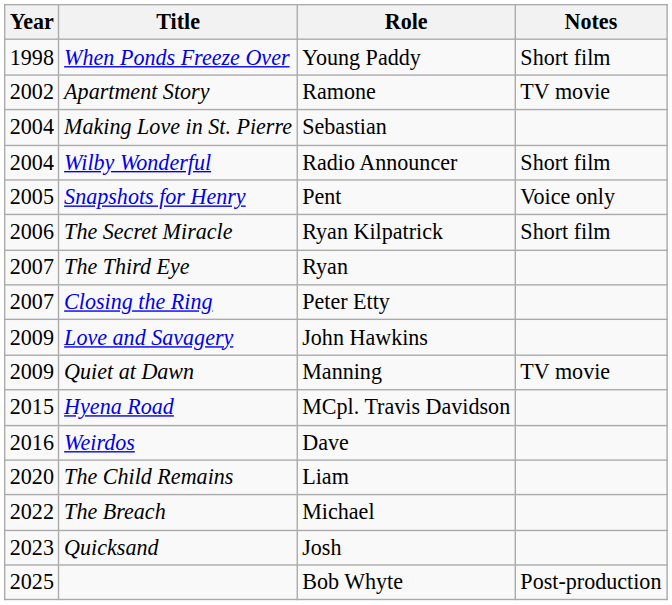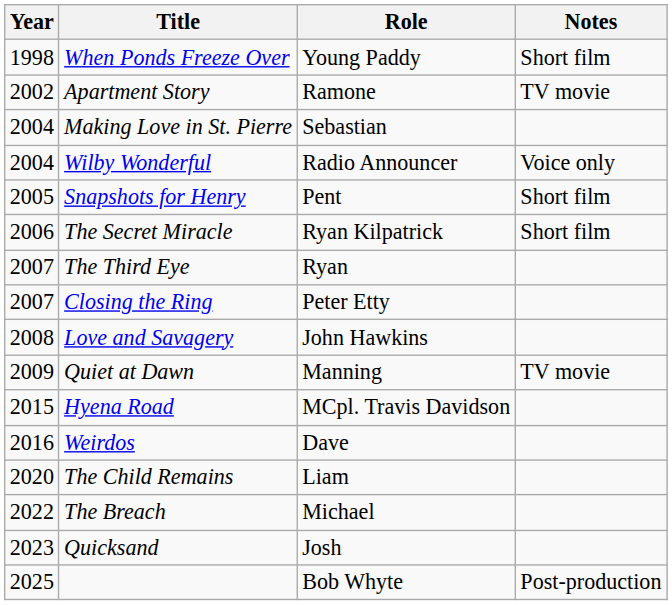(565, 162) Short film -> (568, 162) Voice only
(568, 197) Voice only -> (565, 197) Short film
(32, 337) 2009 -> (32, 337) 2008
